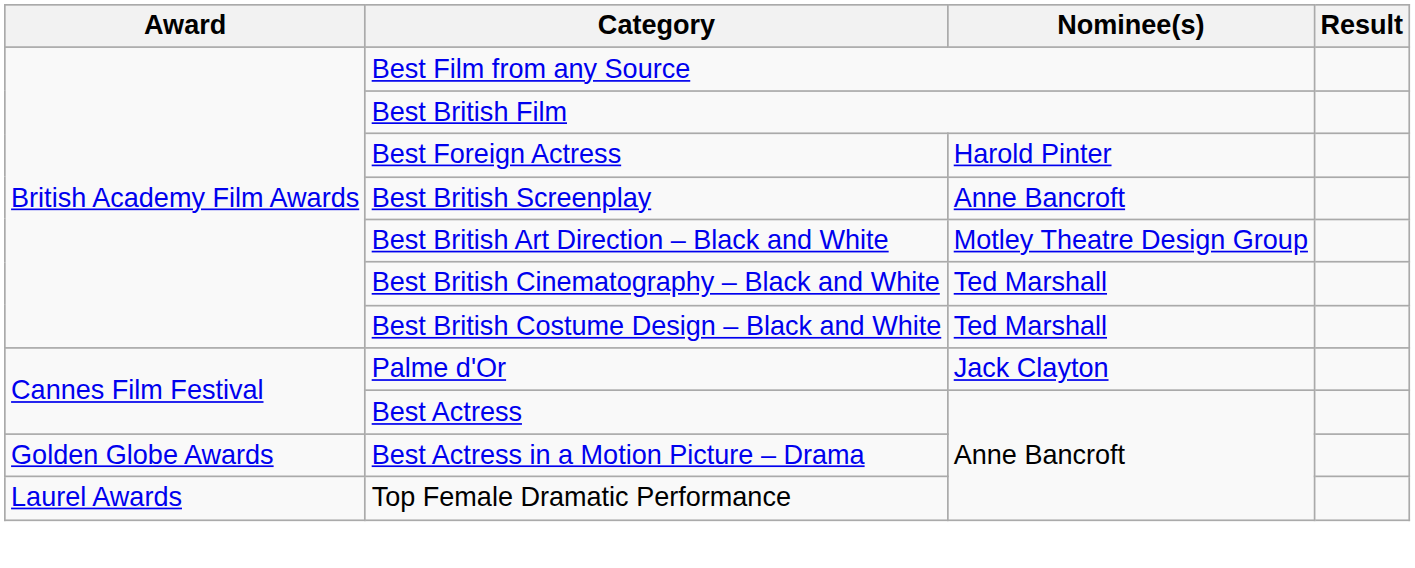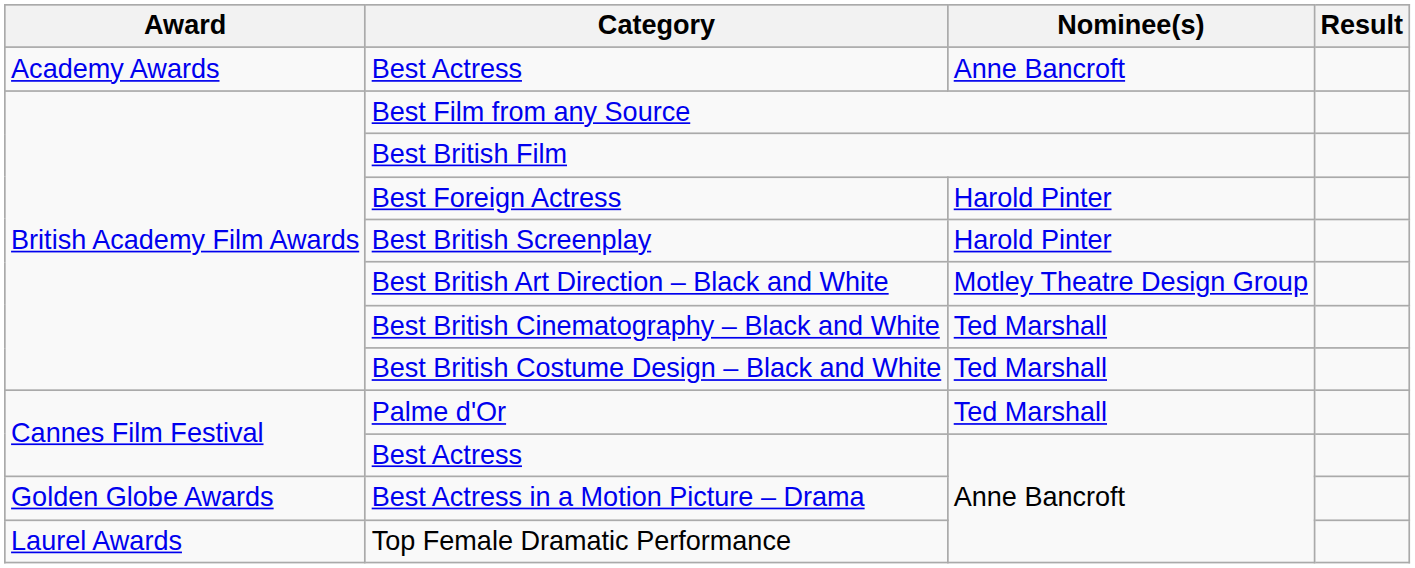+ row: (115, 68)
(1039, 197) Anne Bancroft -> (1033, 240) Harold Pinter
(1031, 369) Jack Clayton -> (1030, 411) Ted Marshall
